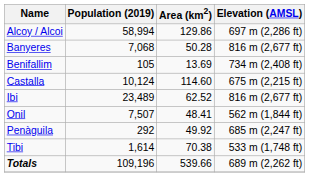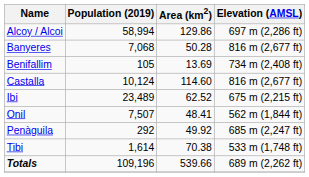(265, 81) 675 m (2,215 ft) -> (265, 81) 816 m (2,677 ft)
(265, 98) 816 m (2,677 ft) -> (265, 98) 675 m (2,215 ft)
